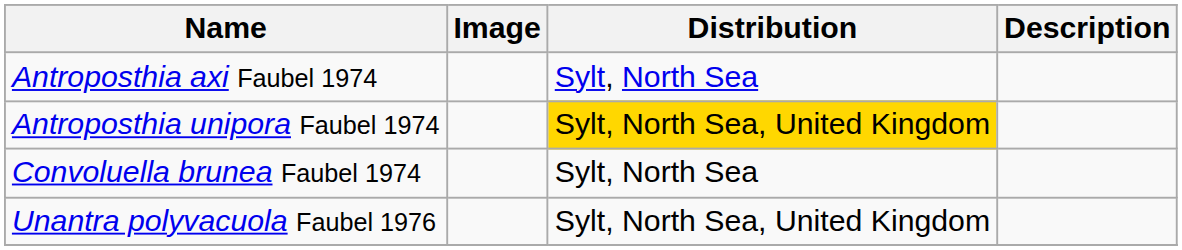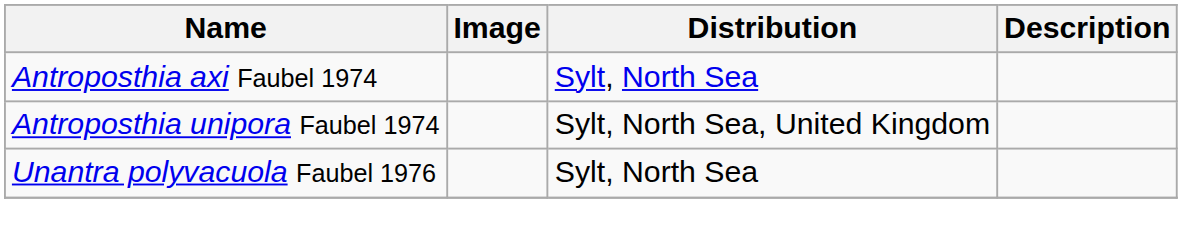(772, 124) gold background -> (772, 124) no background
- row: (216, 172)
(772, 220) Sylt, North Sea, United Kingdom -> (656, 172) Sylt, North Sea
